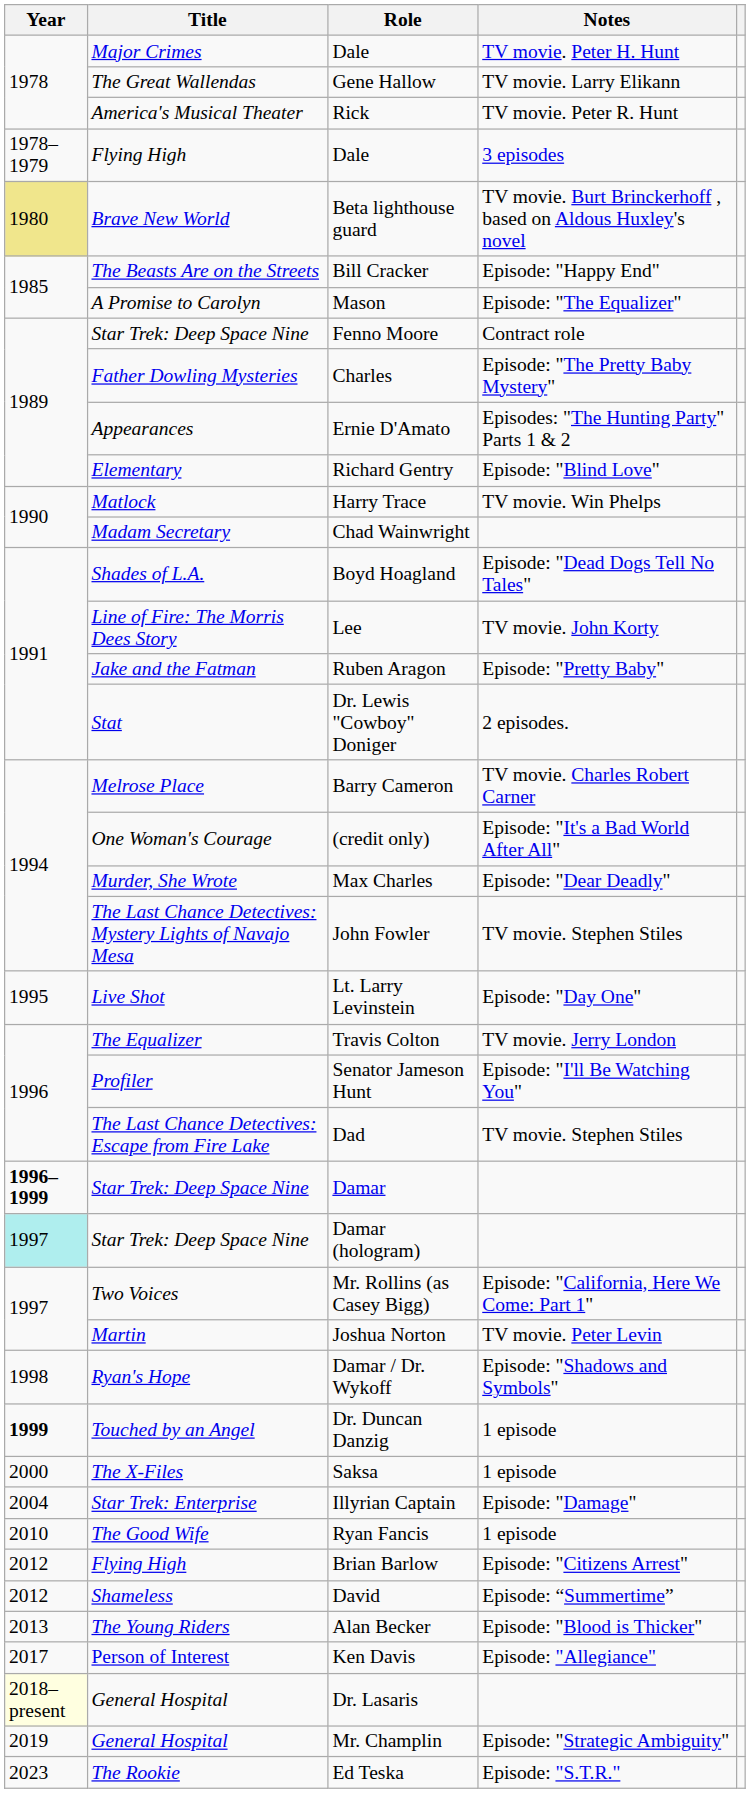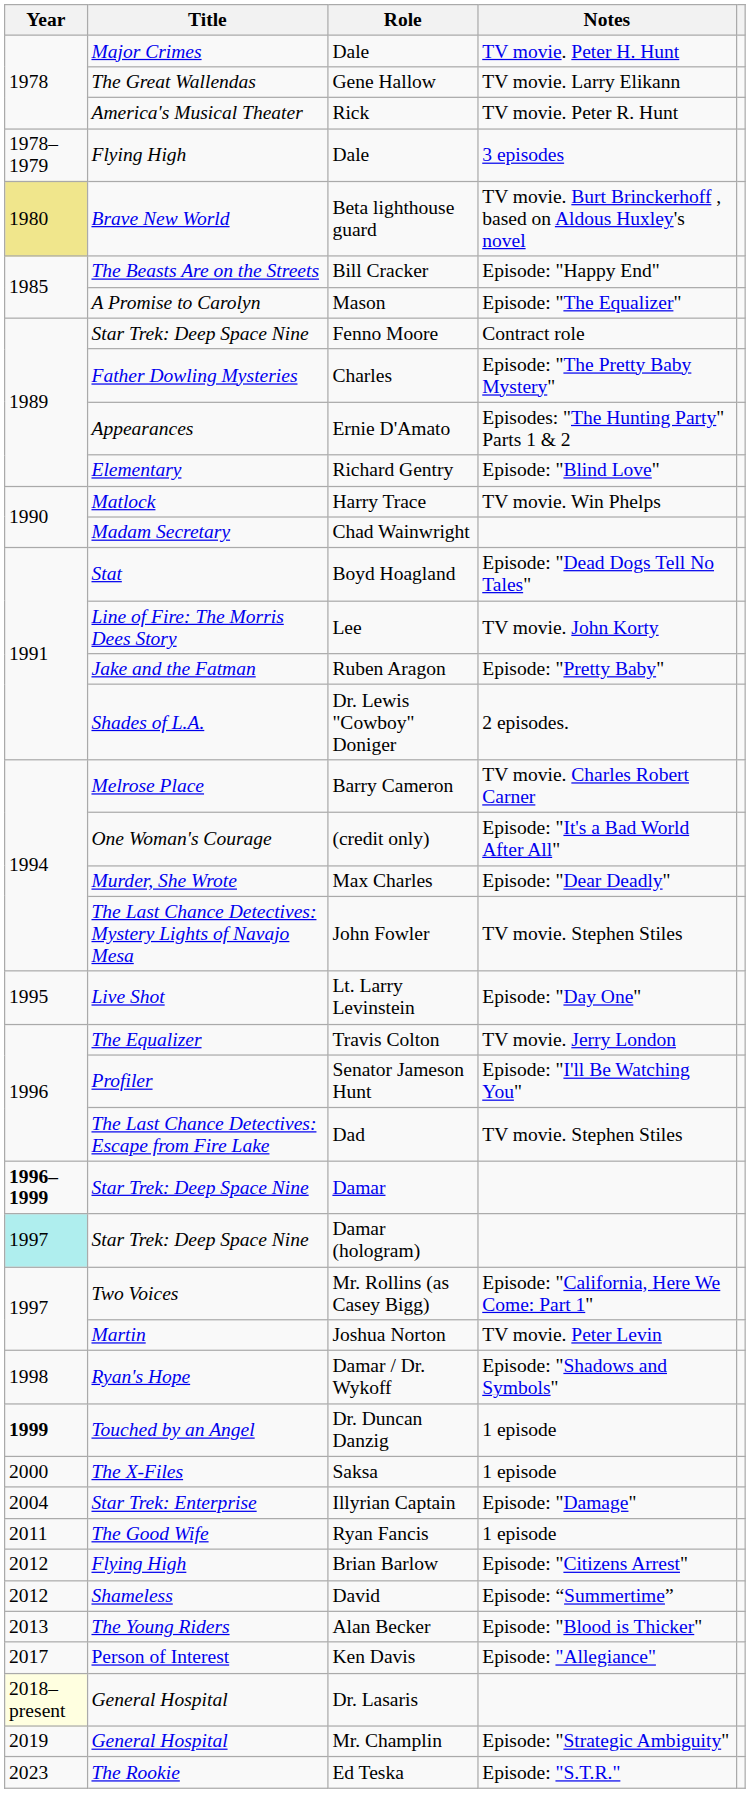(148, 574) Shades of L.A. -> (107, 574) Stat
(107, 721) Stat -> (148, 721) Shades of L.A.
(29, 1533) 2010 -> (28, 1533) 2011
